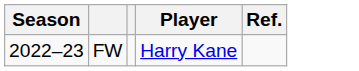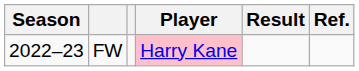+ column: (275, 19)
(189, 50) no background -> (189, 50) pink background
